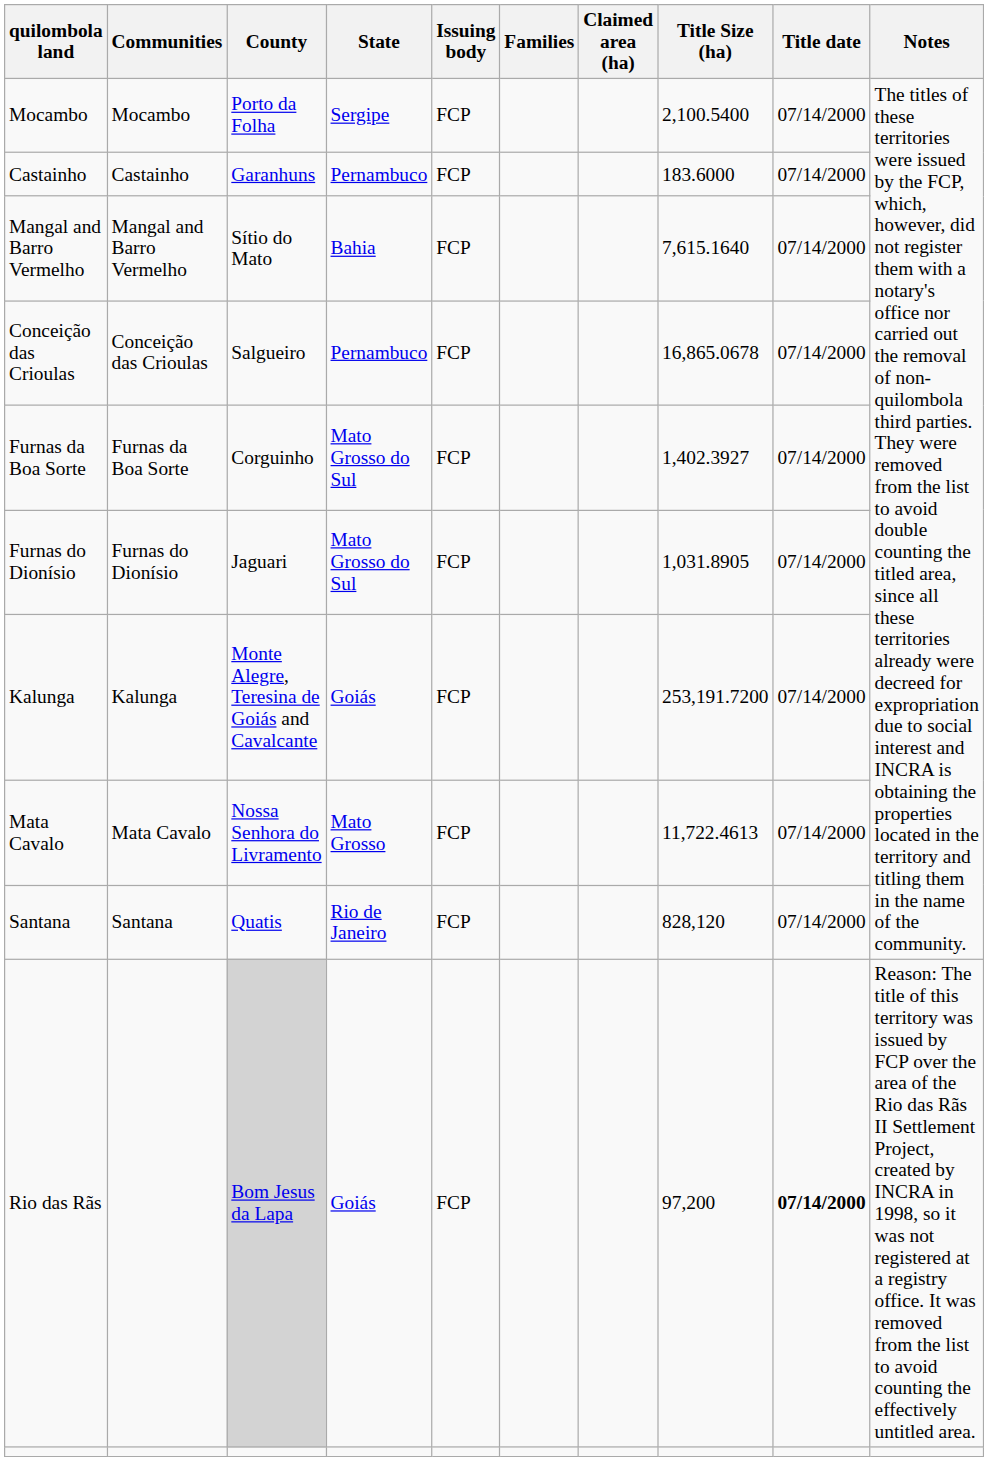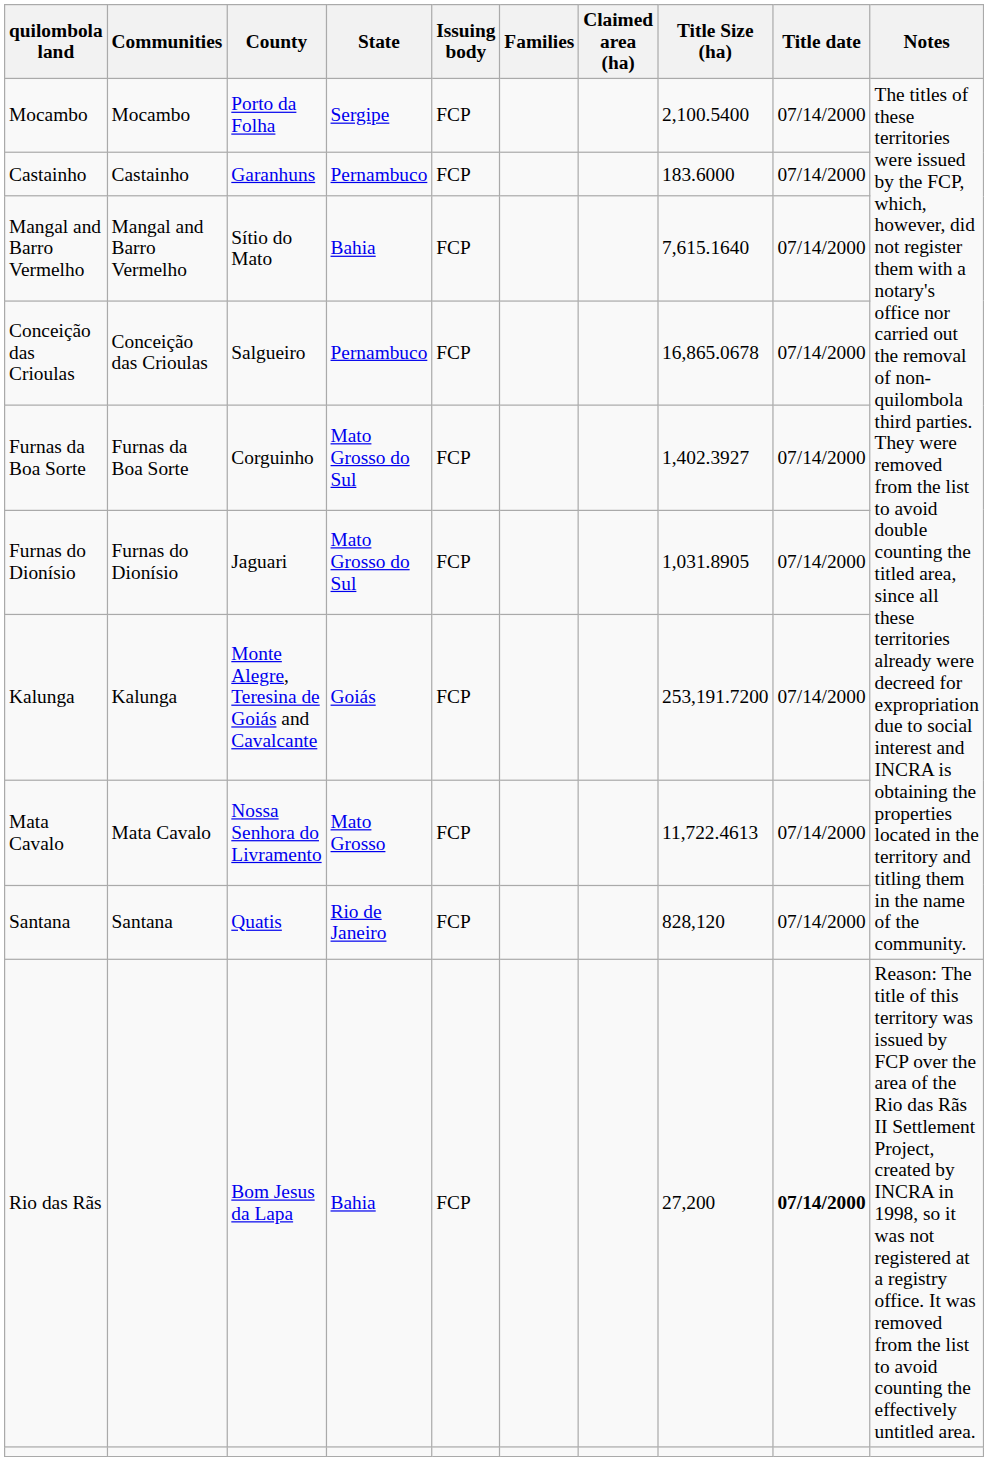(273, 1202) lightgrey background -> (273, 1202) no background
(353, 1202) Goiás -> (353, 1202) Bahia
(689, 1202) 97,200 -> (689, 1202) 27,200
